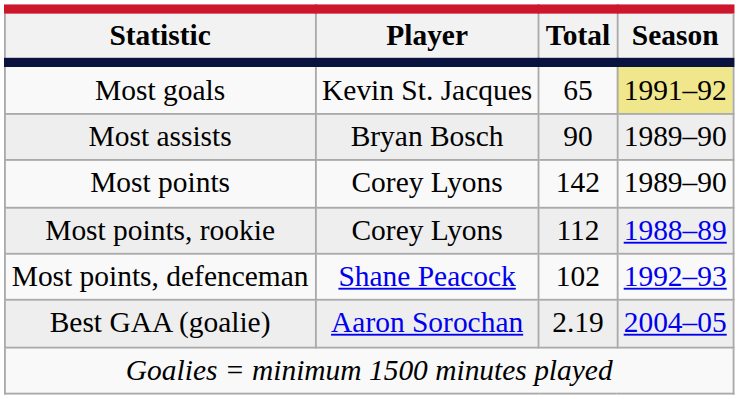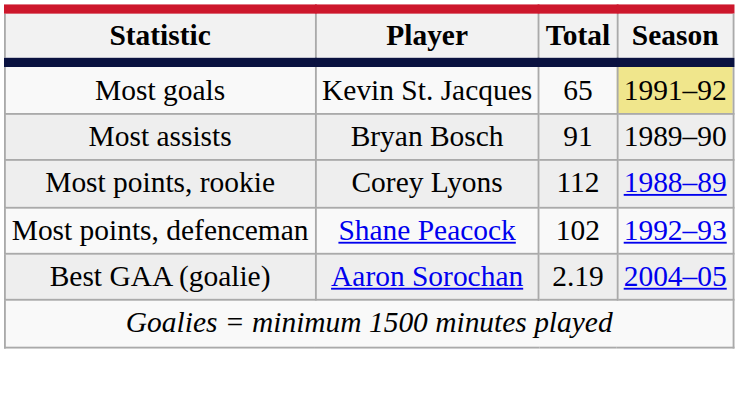(578, 136) 90 -> (578, 136) 91
- row: (160, 183)
